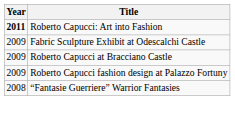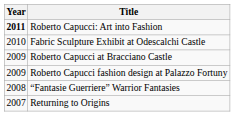(16, 42) 2009 -> (16, 42) 2010
+ row: (70, 103)
